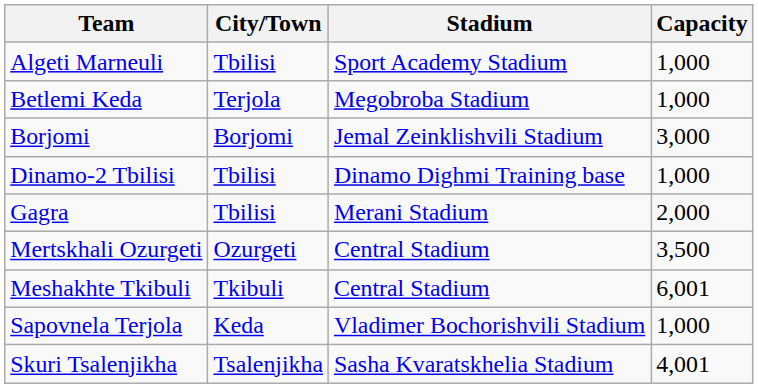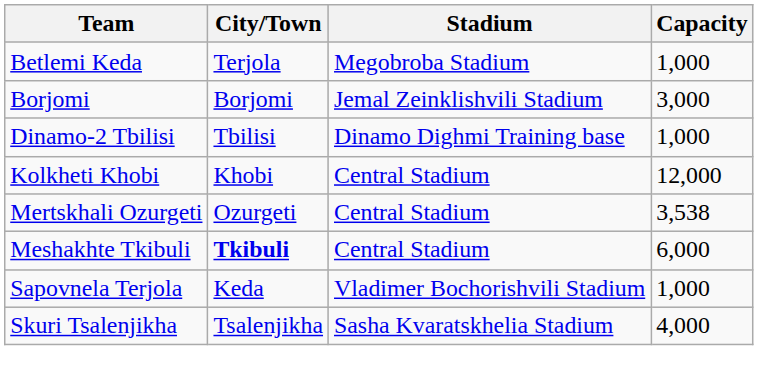- row: (87, 61)
- row: (39, 212)
+ row: (85, 174)
(683, 250) 3,500 -> (683, 212) 3,538
(249, 288) normal -> (251, 250) bold
(683, 288) 6,001 -> (683, 250) 6,000
(683, 363) 4,001 -> (683, 325) 4,000
